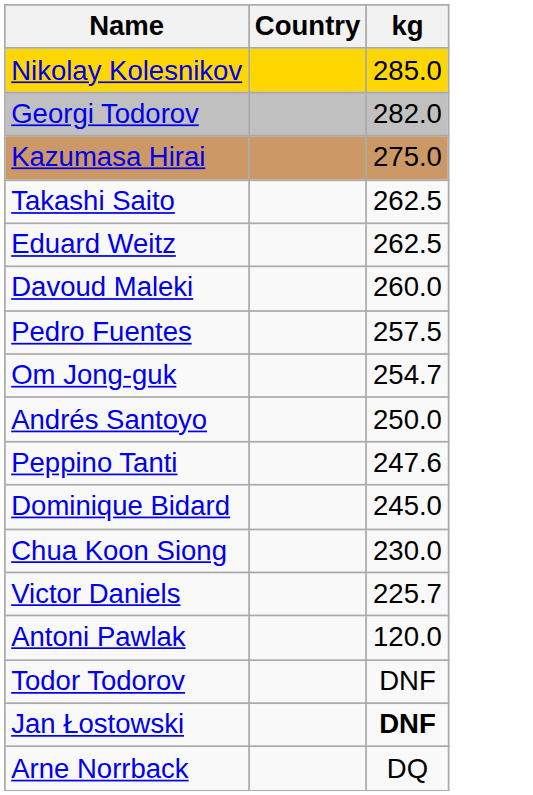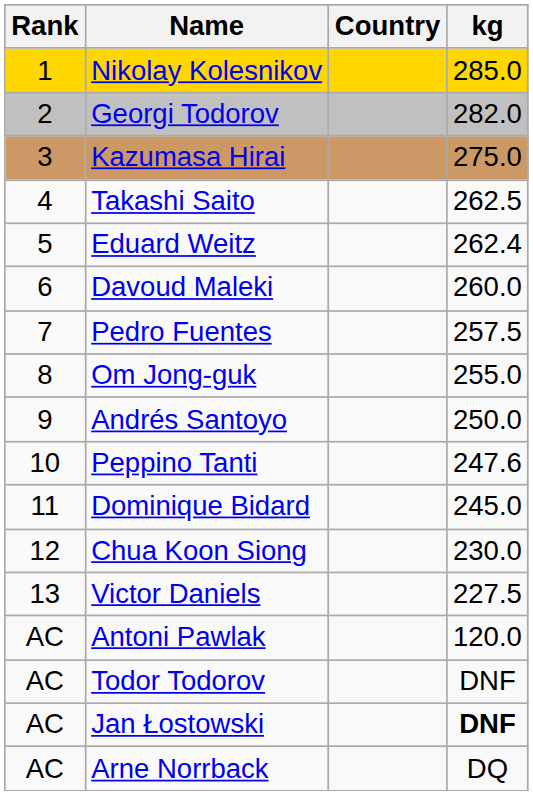+ column: (45, 26)
(407, 244) 262.5 -> (487, 244) 262.4
(407, 375) 254.7 -> (487, 375) 255.0
(407, 593) 225.7 -> (487, 593) 227.5
